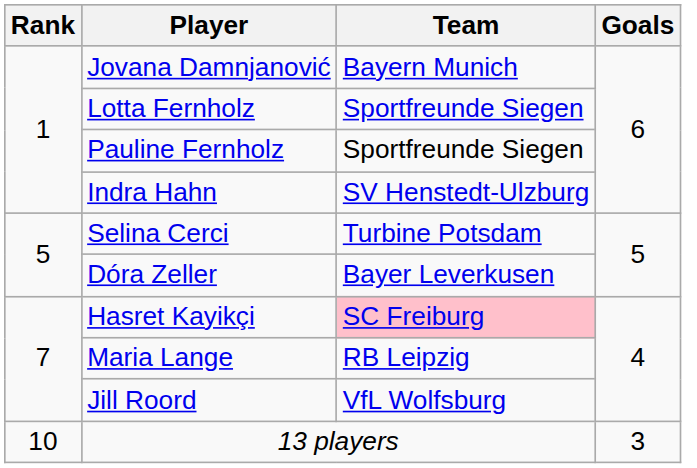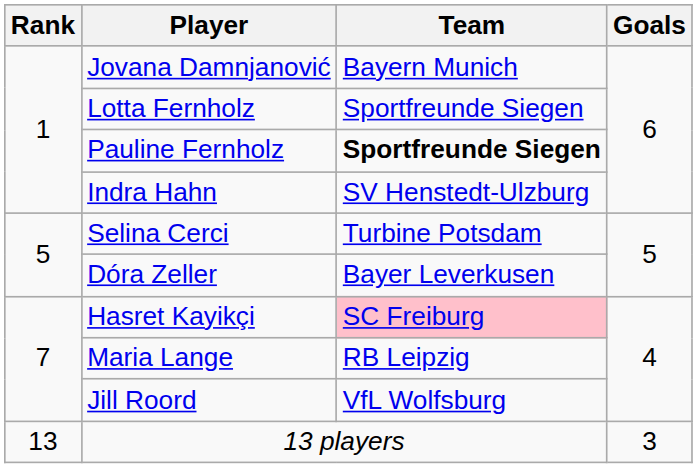(463, 150) normal -> (472, 150) bold
(43, 441) 10 -> (43, 441) 13
